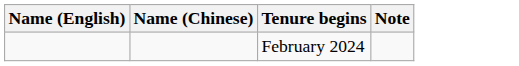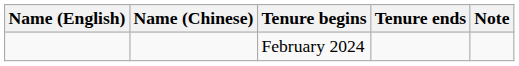+ column: (420, 18)
